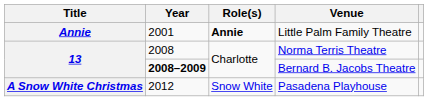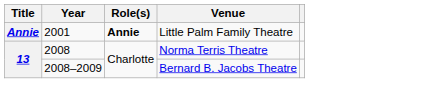(177, 68) bold -> (73, 68) normal
- row: (332, 86)
